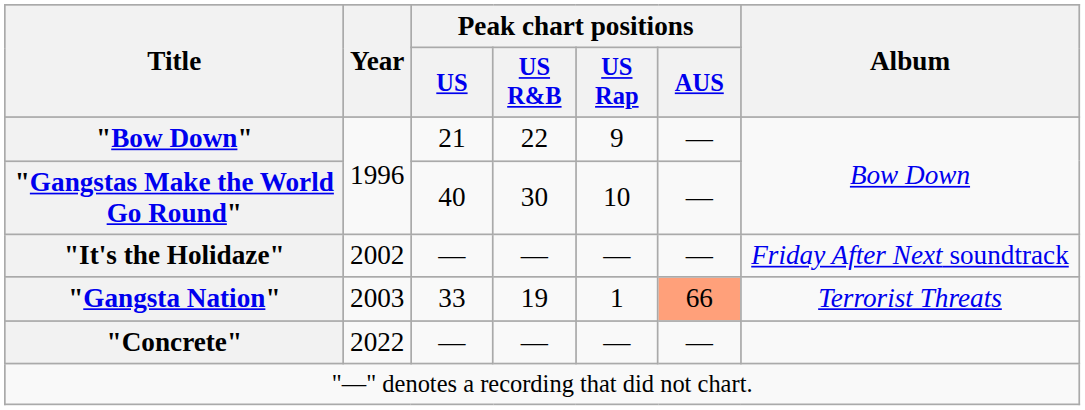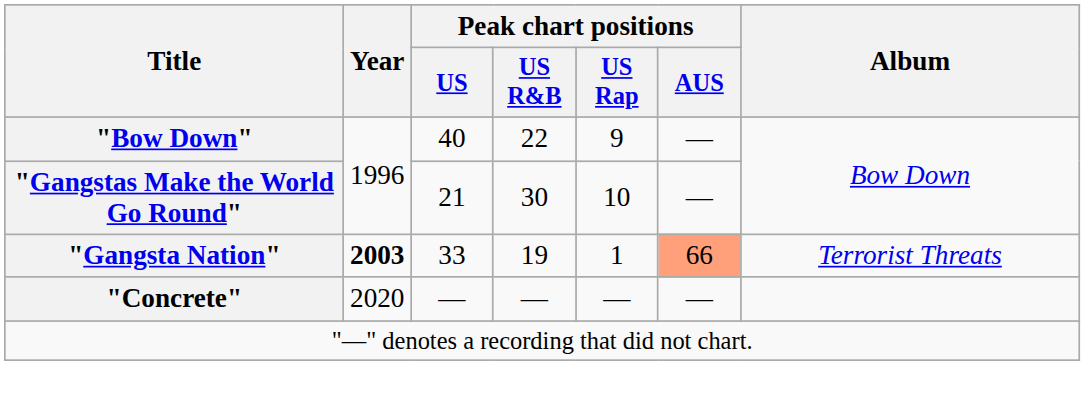(452, 138) 21 -> (452, 138) 40
(452, 196) 40 -> (452, 196) 21
- row: (174, 255)
(377, 298) normal -> (377, 255) bold
(377, 341) 2022 -> (377, 298) 2020
